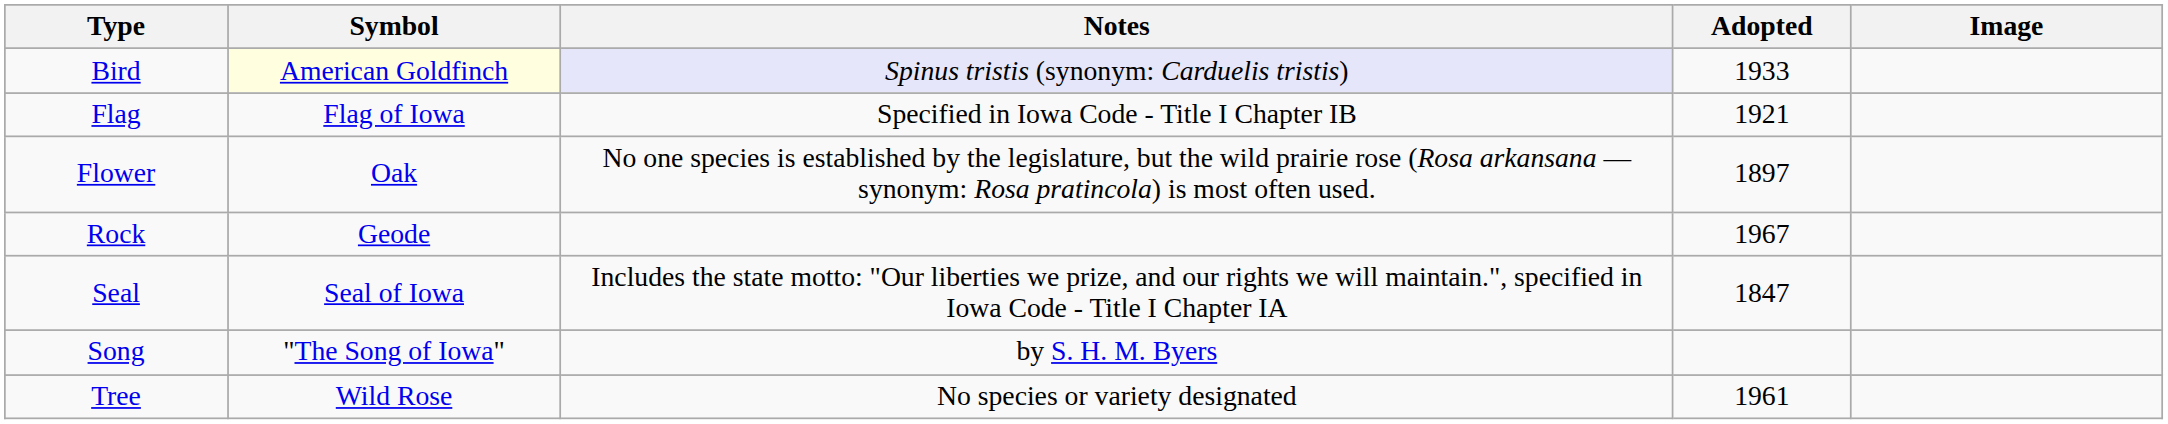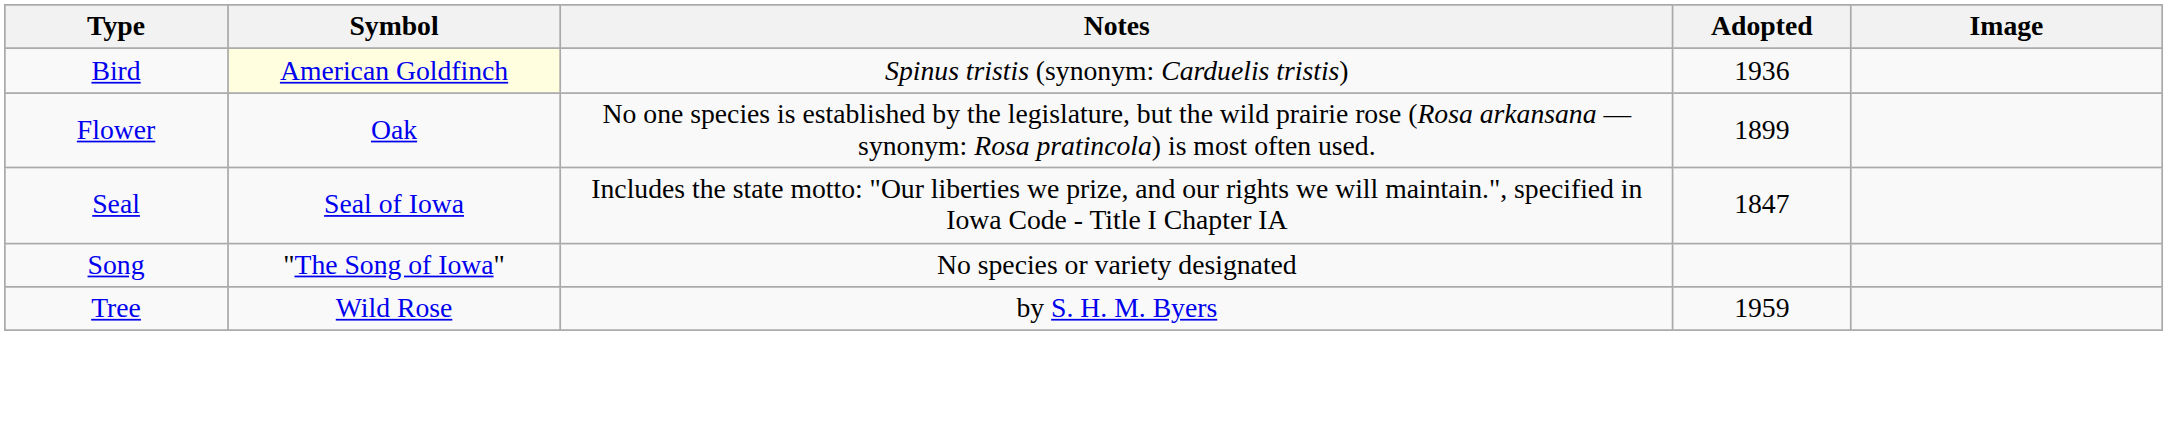(1117, 70) lavender background -> (1117, 70) no background
(1762, 70) 1933 -> (1762, 70) 1936
- row: (116, 114)
(1762, 173) 1897 -> (1762, 129) 1899
- row: (116, 233)
(1117, 352) by S. H. M. Byers -> (1117, 264) No species or variety designated
(1117, 396) No species or variety designated -> (1117, 308) by S. H. M. Byers
(1762, 396) 1961 -> (1762, 308) 1959
